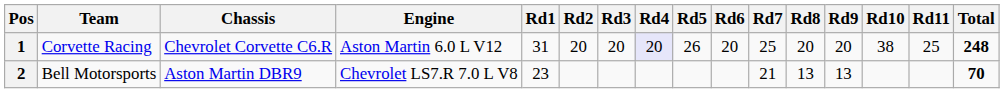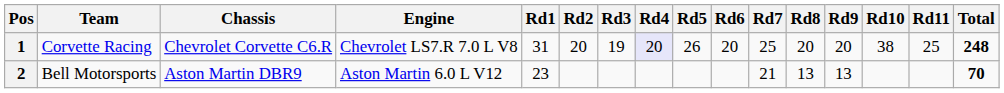(421, 46) Aston Martin 6.0 L V12 -> (429, 46) Chevrolet LS7.R 7.0 L V8
(616, 46) 20 -> (616, 46) 19
(429, 74) Chevrolet LS7.R 7.0 L V8 -> (421, 74) Aston Martin 6.0 L V12
